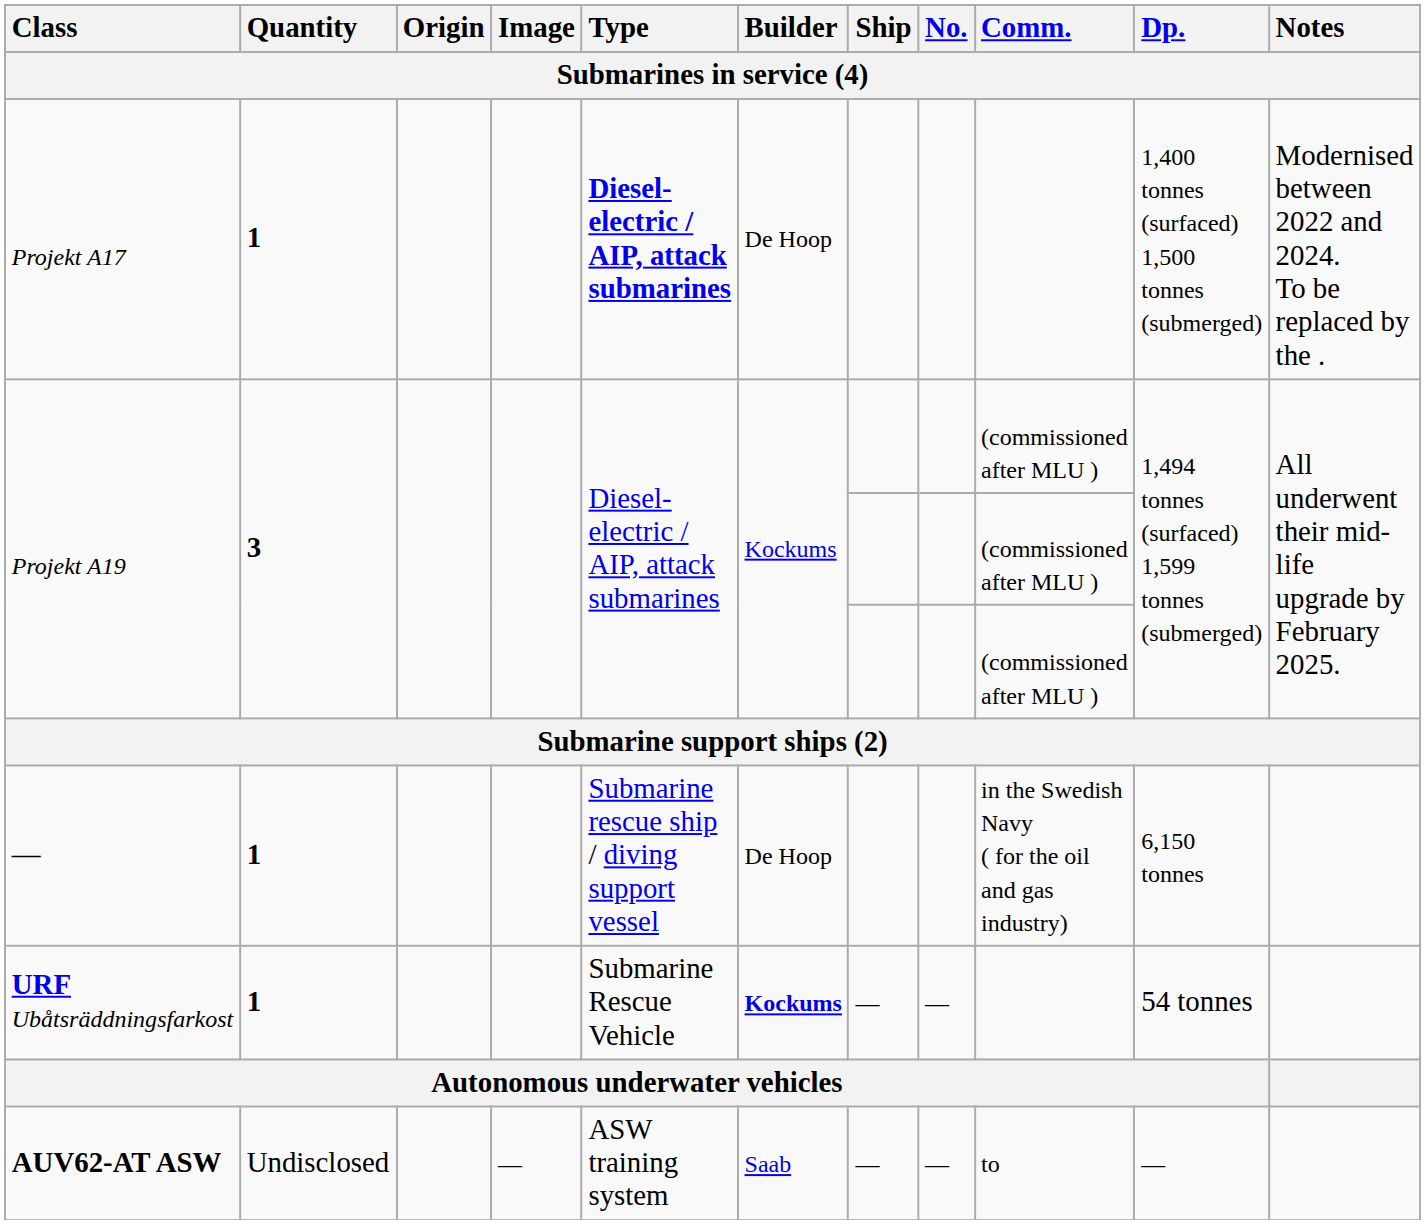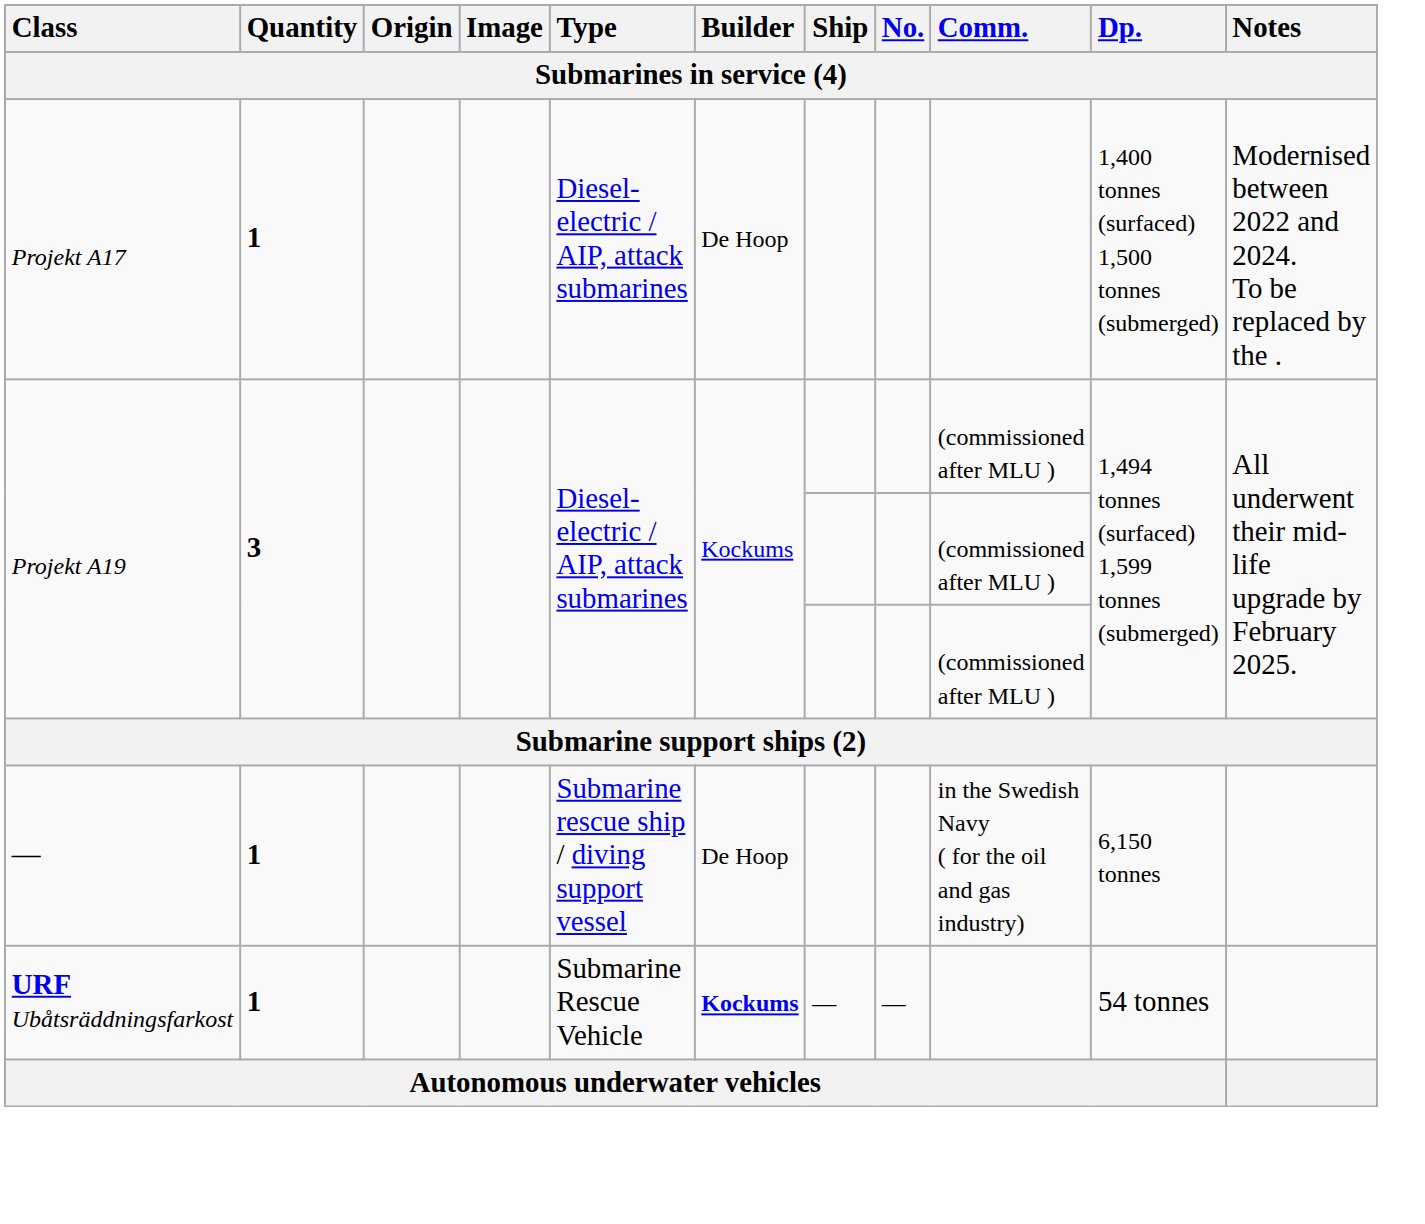(660, 237) bold -> (622, 237) normal
- row: (117, 1161)
